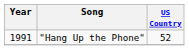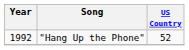(21, 38) 1991 -> (21, 38) 1992
